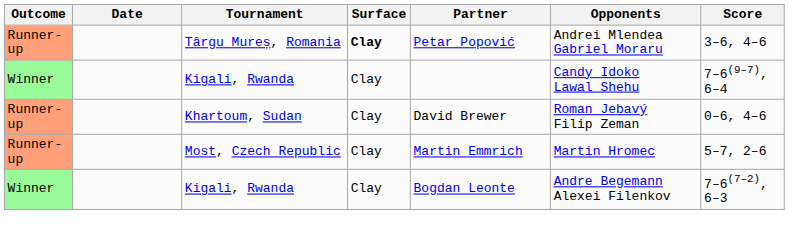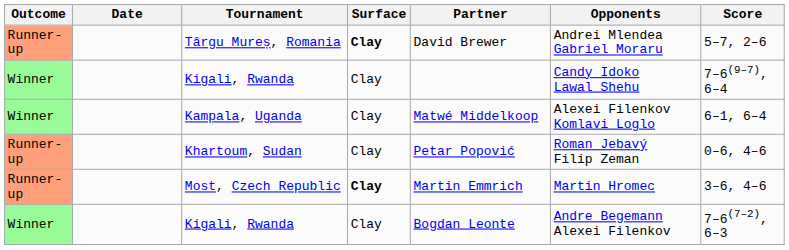(464, 42) Petar Popović -> (460, 42) David Brewer
(735, 42) 3–6, 4–6 -> (735, 42) 5–7, 2–6
+ row: (31, 117)
(460, 117) David Brewer -> (464, 152) Petar Popović
(366, 152) normal -> (366, 187) bold
(735, 152) 5–7, 2–6 -> (735, 187) 3–6, 4–6
